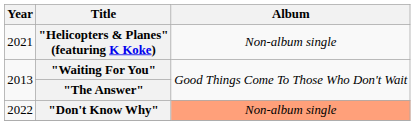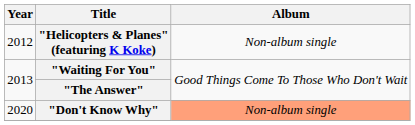(20, 42) 2021 -> (20, 42) 2012
(20, 110) 2022 -> (20, 110) 2020
